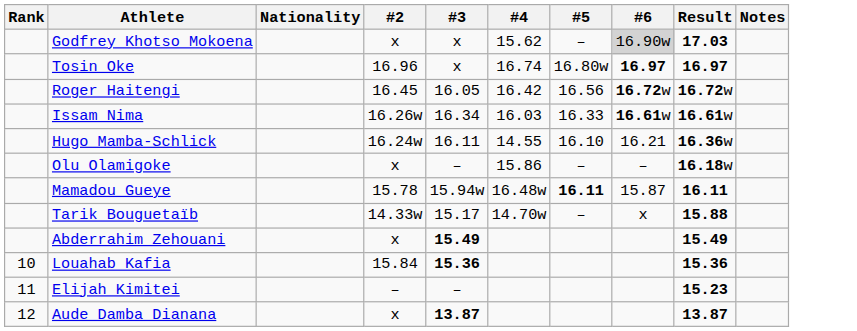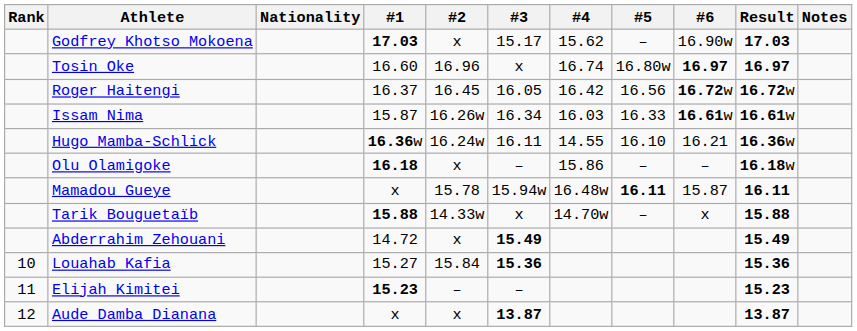+ column: (395, 17)
(457, 42) x -> (519, 42) 15.17
(643, 42) lightgrey background -> (705, 42) no background
(457, 215) 15.17 -> (519, 215) x
